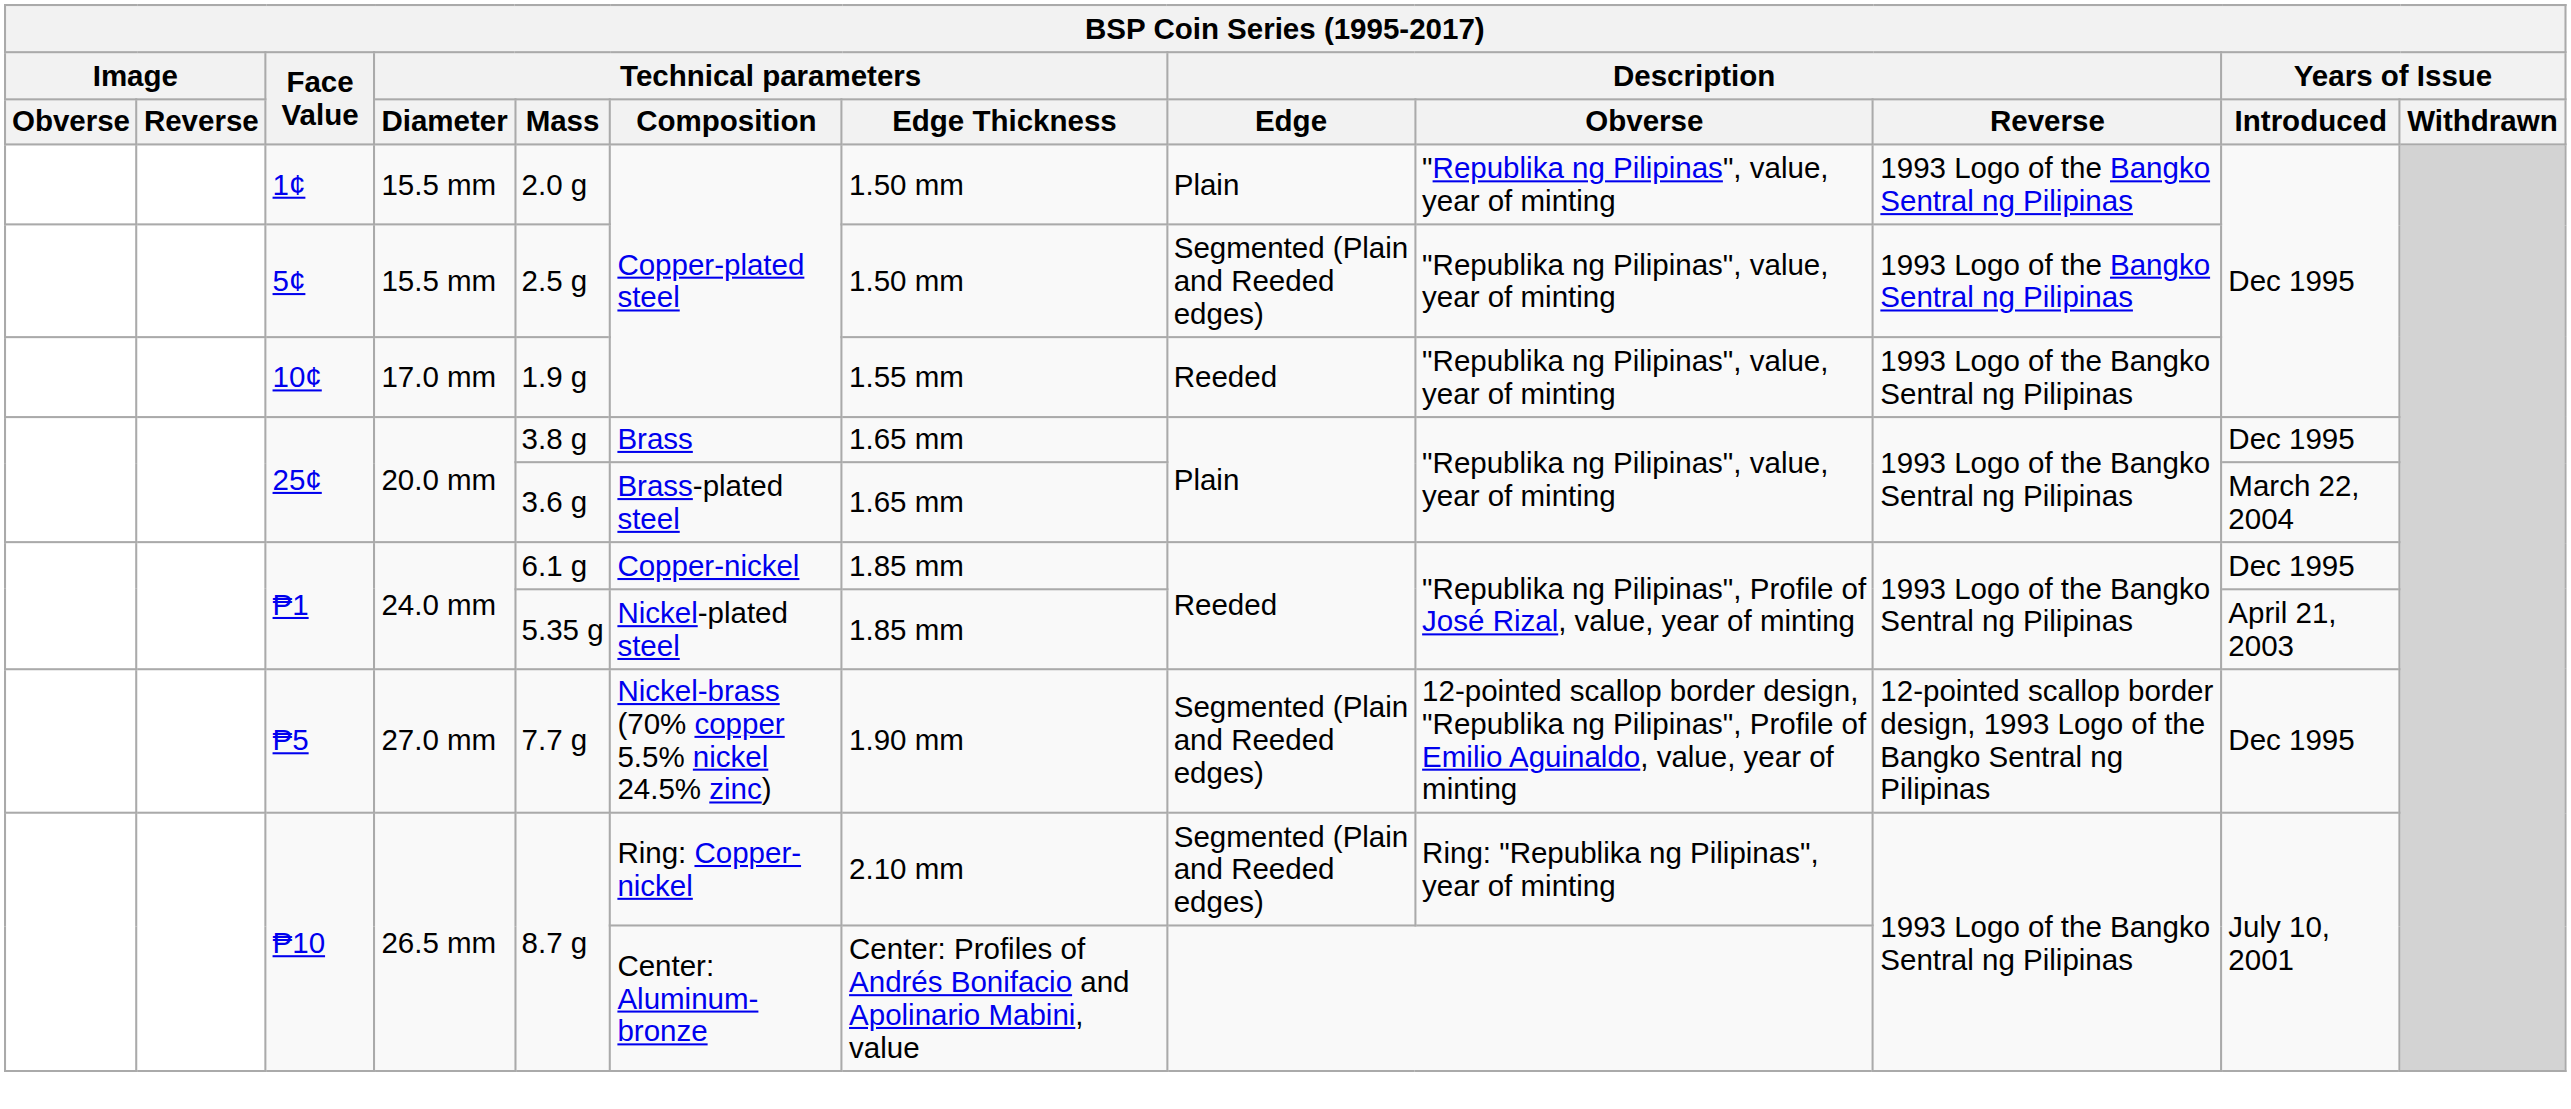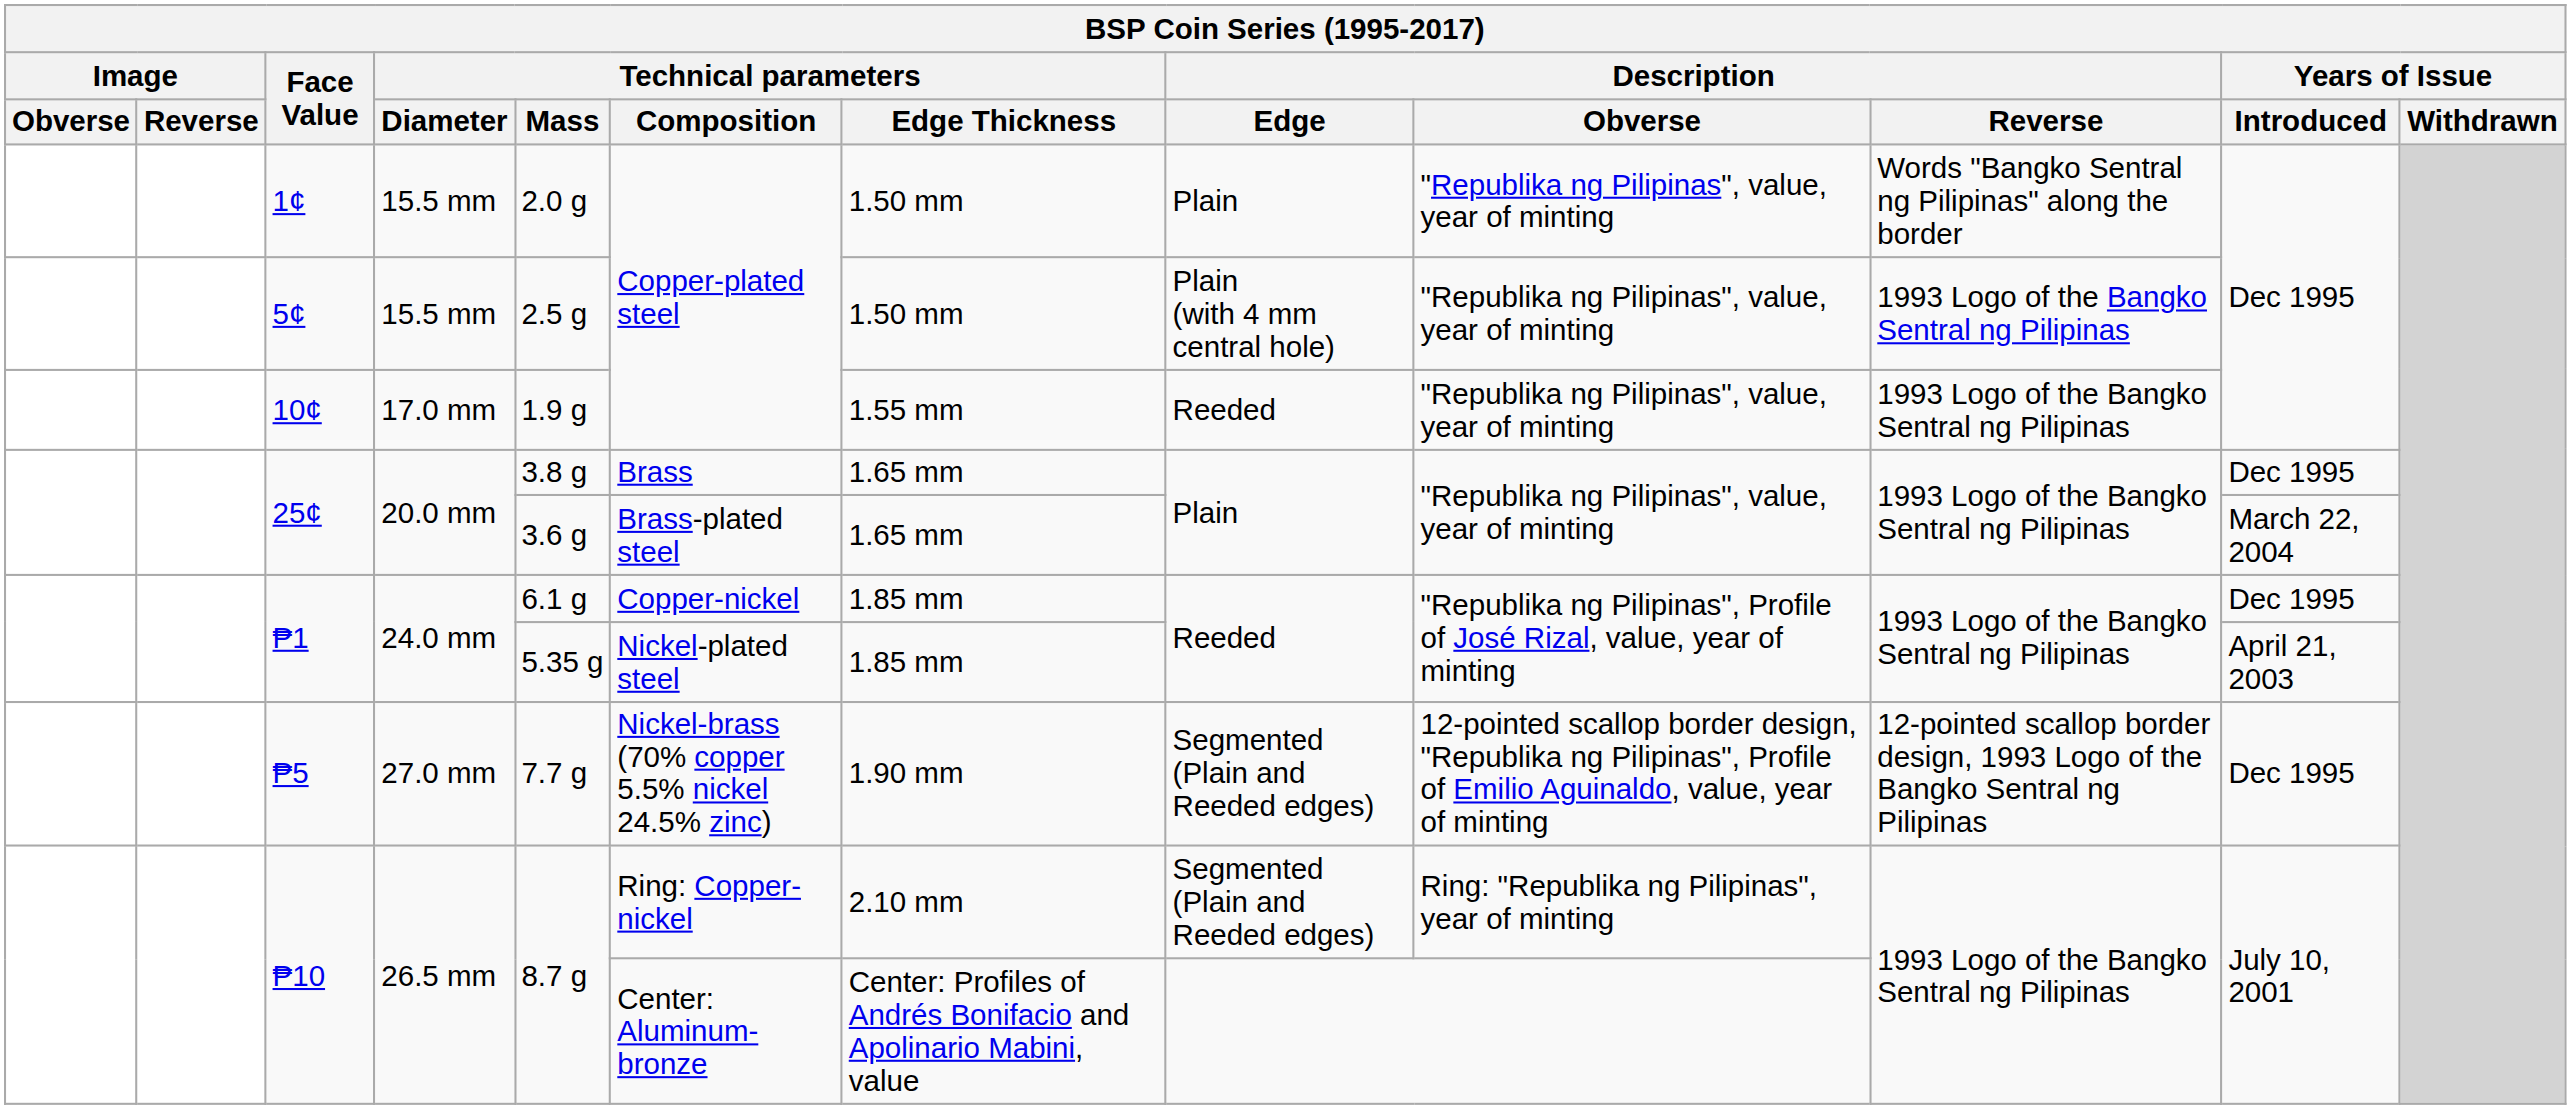(2045, 185) 1993 Logo of the Bangko Sentral ng Pilipinas -> (2030, 201) Words "Bangko Sentral ng Pilipinas" along the border
(1291, 281) Segmented (Plain and Reeded edges) -> (1254, 314) Plain (with 4 mm central hole)
